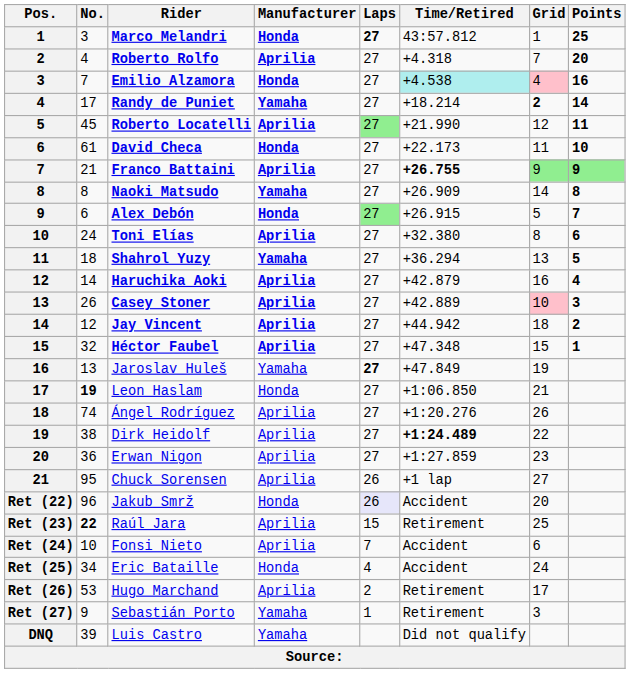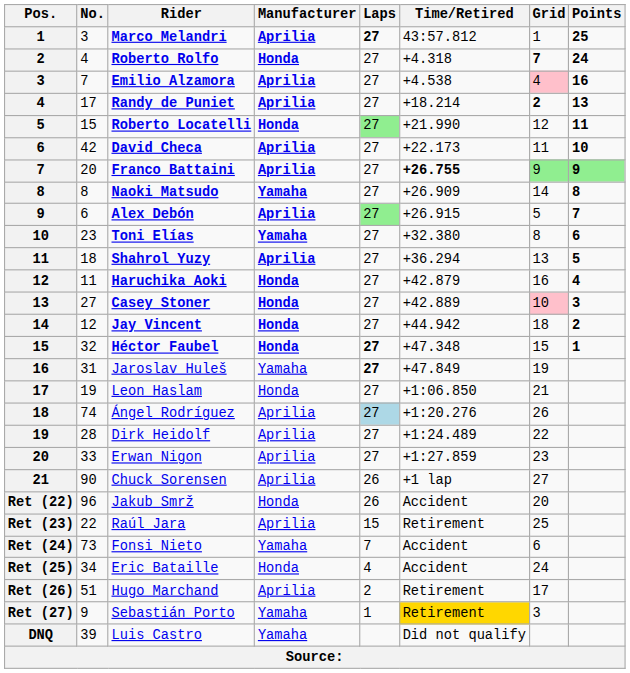(278, 38) Honda -> (287, 38) Aprilia
(287, 60) Aprilia -> (278, 60) Honda
(537, 60) normal -> (537, 60) bold
(580, 60) 20 -> (580, 60) 24
(278, 82) Honda -> (287, 82) Aprilia
(427, 82) paleturquoise background -> (427, 82) no background
(283, 104) Yamaha -> (287, 104) Aprilia
(580, 104) 14 -> (580, 104) 13
(88, 127) 45 -> (88, 127) 15
(287, 127) Aprilia -> (278, 127) Honda
(88, 149) 61 -> (88, 149) 42
(278, 149) Honda -> (287, 149) Aprilia
(88, 171) 21 -> (88, 171) 20
(278, 215) Honda -> (287, 215) Aprilia
(88, 237) 24 -> (88, 237) 23
(287, 237) Aprilia -> (283, 237) Yamaha
(283, 259) Yamaha -> (287, 259) Aprilia
(88, 282) 14 -> (88, 282) 11
(287, 282) Aprilia -> (278, 282) Honda
(88, 304) 26 -> (88, 304) 27
(287, 304) Aprilia -> (278, 304) Honda
(287, 326) Aprilia -> (278, 326) Honda
(287, 348) Aprilia -> (278, 348) Honda
(371, 348) normal -> (371, 348) bold
(88, 370) 13 -> (88, 370) 31
(88, 392) bold -> (88, 392) normal
(371, 414) no background -> (371, 414) lightblue background
(88, 436) 38 -> (88, 436) 28
(440, 436) bold -> (440, 436) normal
(88, 459) 36 -> (88, 459) 33
(88, 481) 95 -> (88, 481) 90
(371, 503) lavender background -> (371, 503) no background
(88, 525) bold -> (88, 525) normal
(88, 547) 10 -> (88, 547) 73
(287, 547) Aprilia -> (283, 547) Yamaha
(88, 591) 53 -> (88, 591) 51
(444, 613) no background -> (444, 613) gold background
